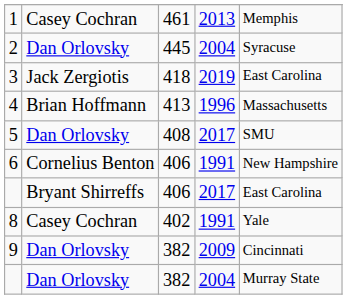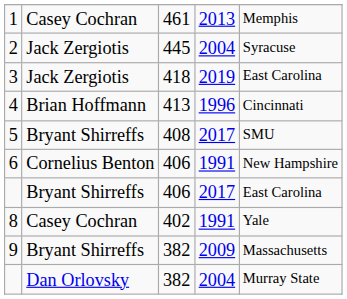(78, 47) Dan Orlovsky -> (78, 47) Jack Zergiotis
(285, 105) Massachusetts -> (273, 105) Cincinnati
(78, 134) Dan Orlovsky -> (85, 134) Bryant Shirreffs
(78, 250) Dan Orlovsky -> (85, 250) Bryant Shirreffs
(273, 250) Cincinnati -> (285, 250) Massachusetts
